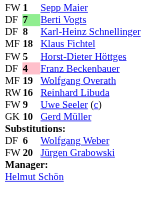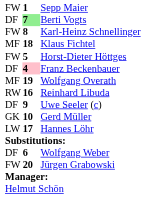(12, 32) DF -> (13, 32) FW
(13, 104) FW -> (12, 104) DF
+ row: (67, 128)
